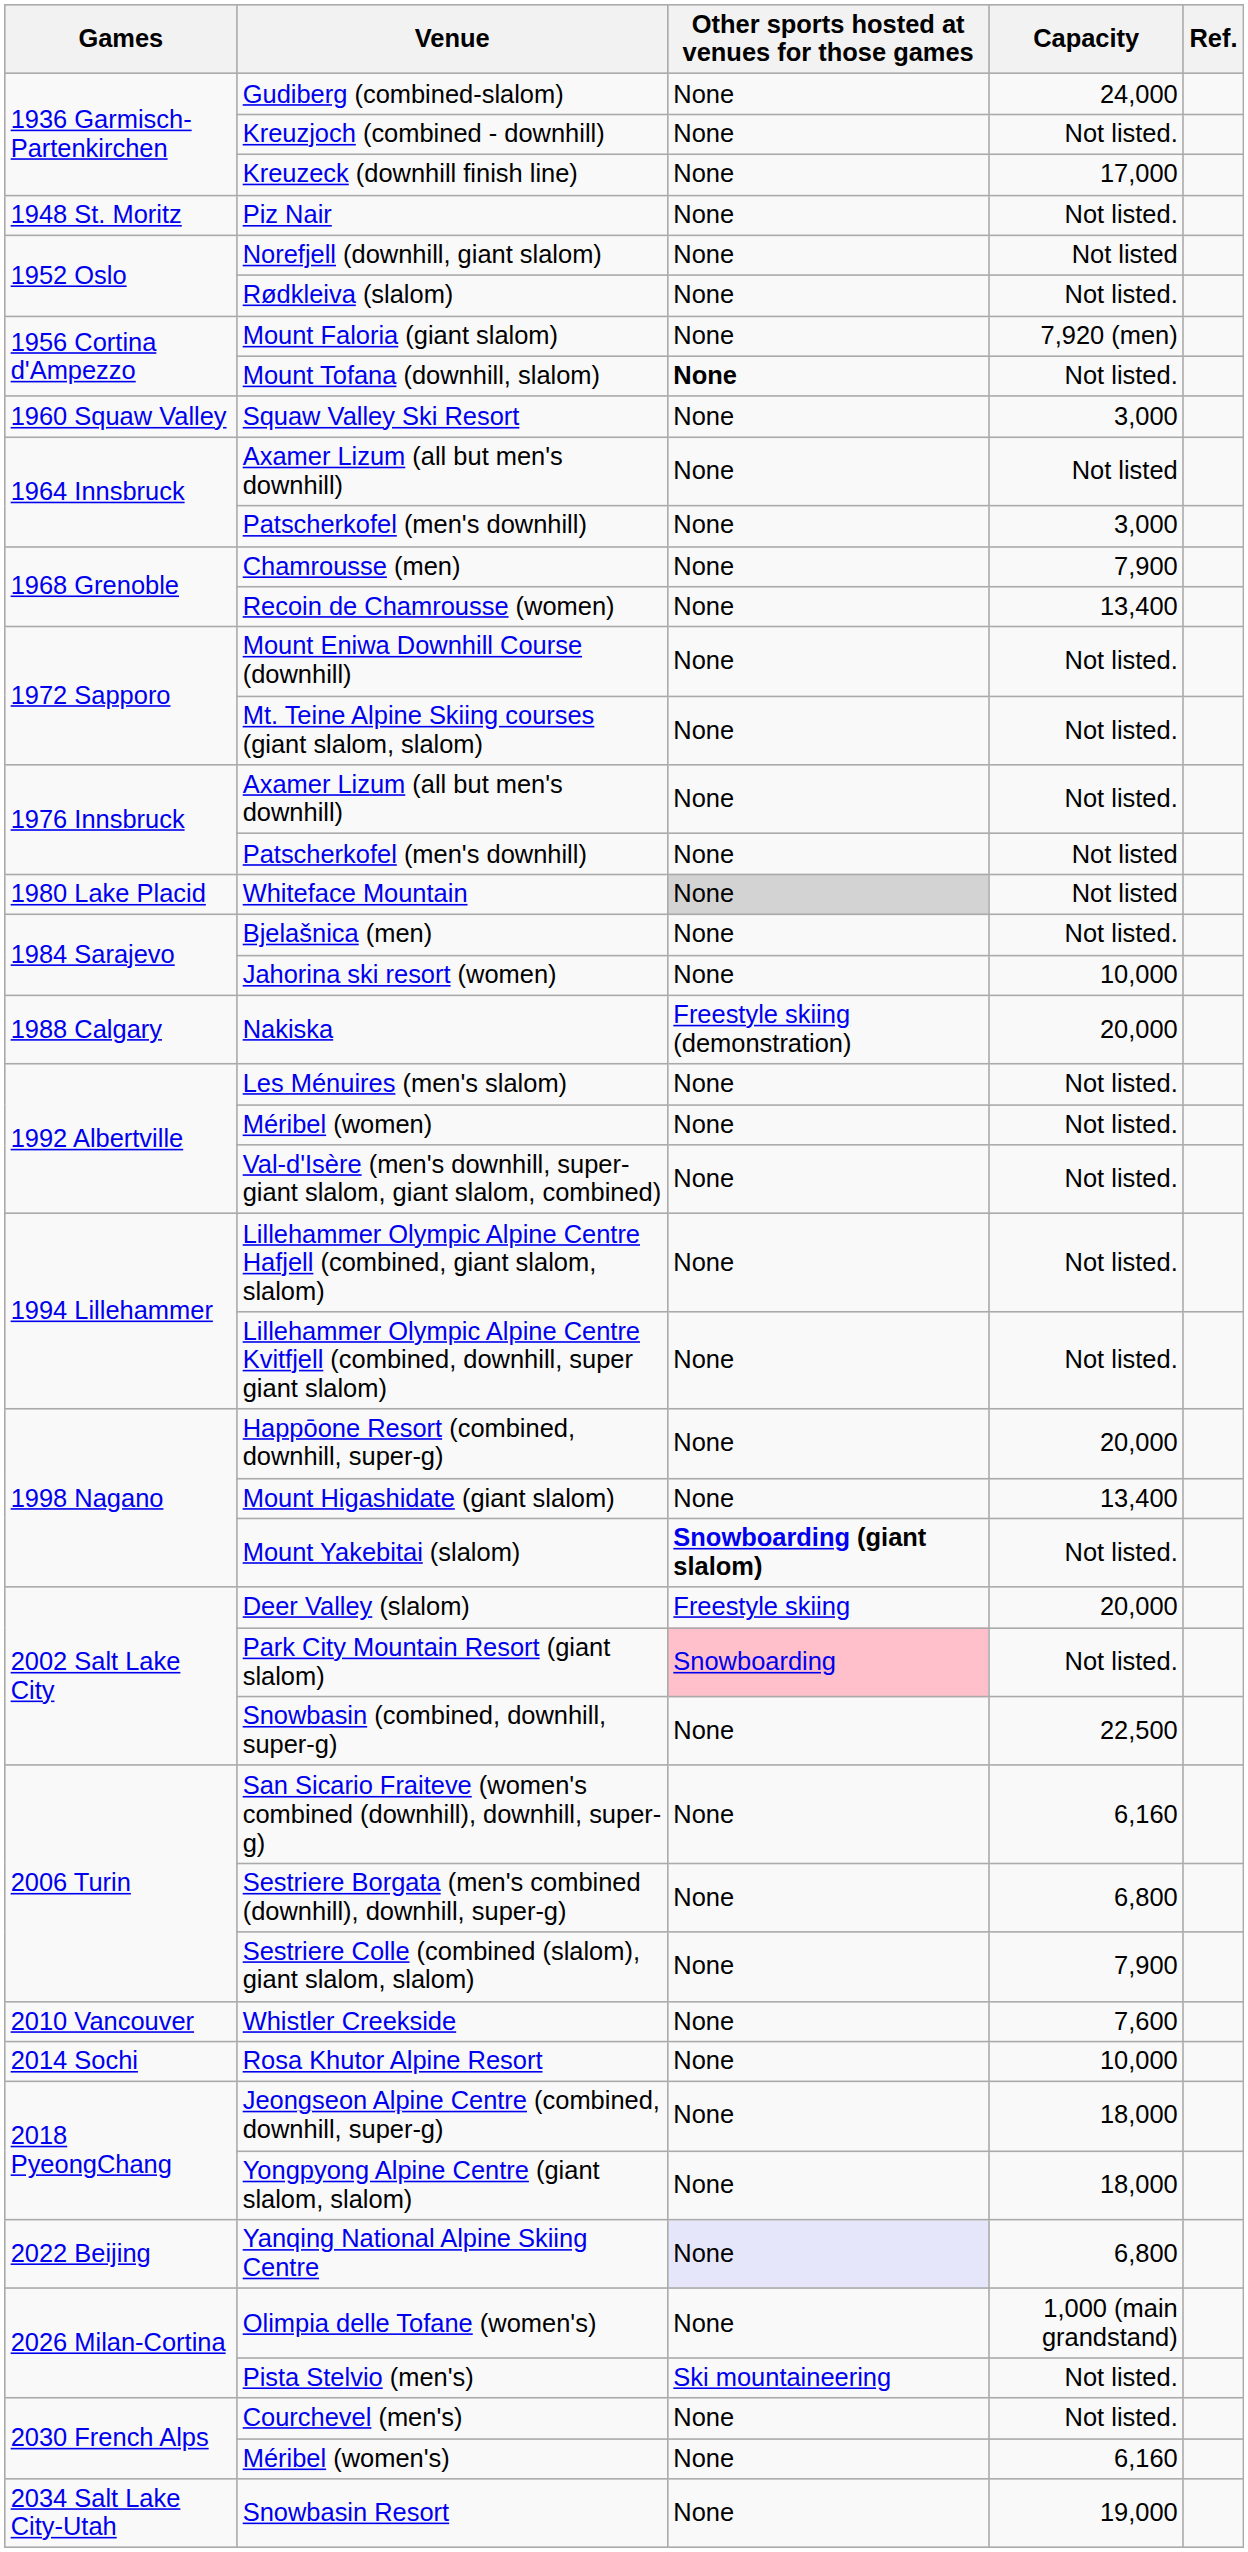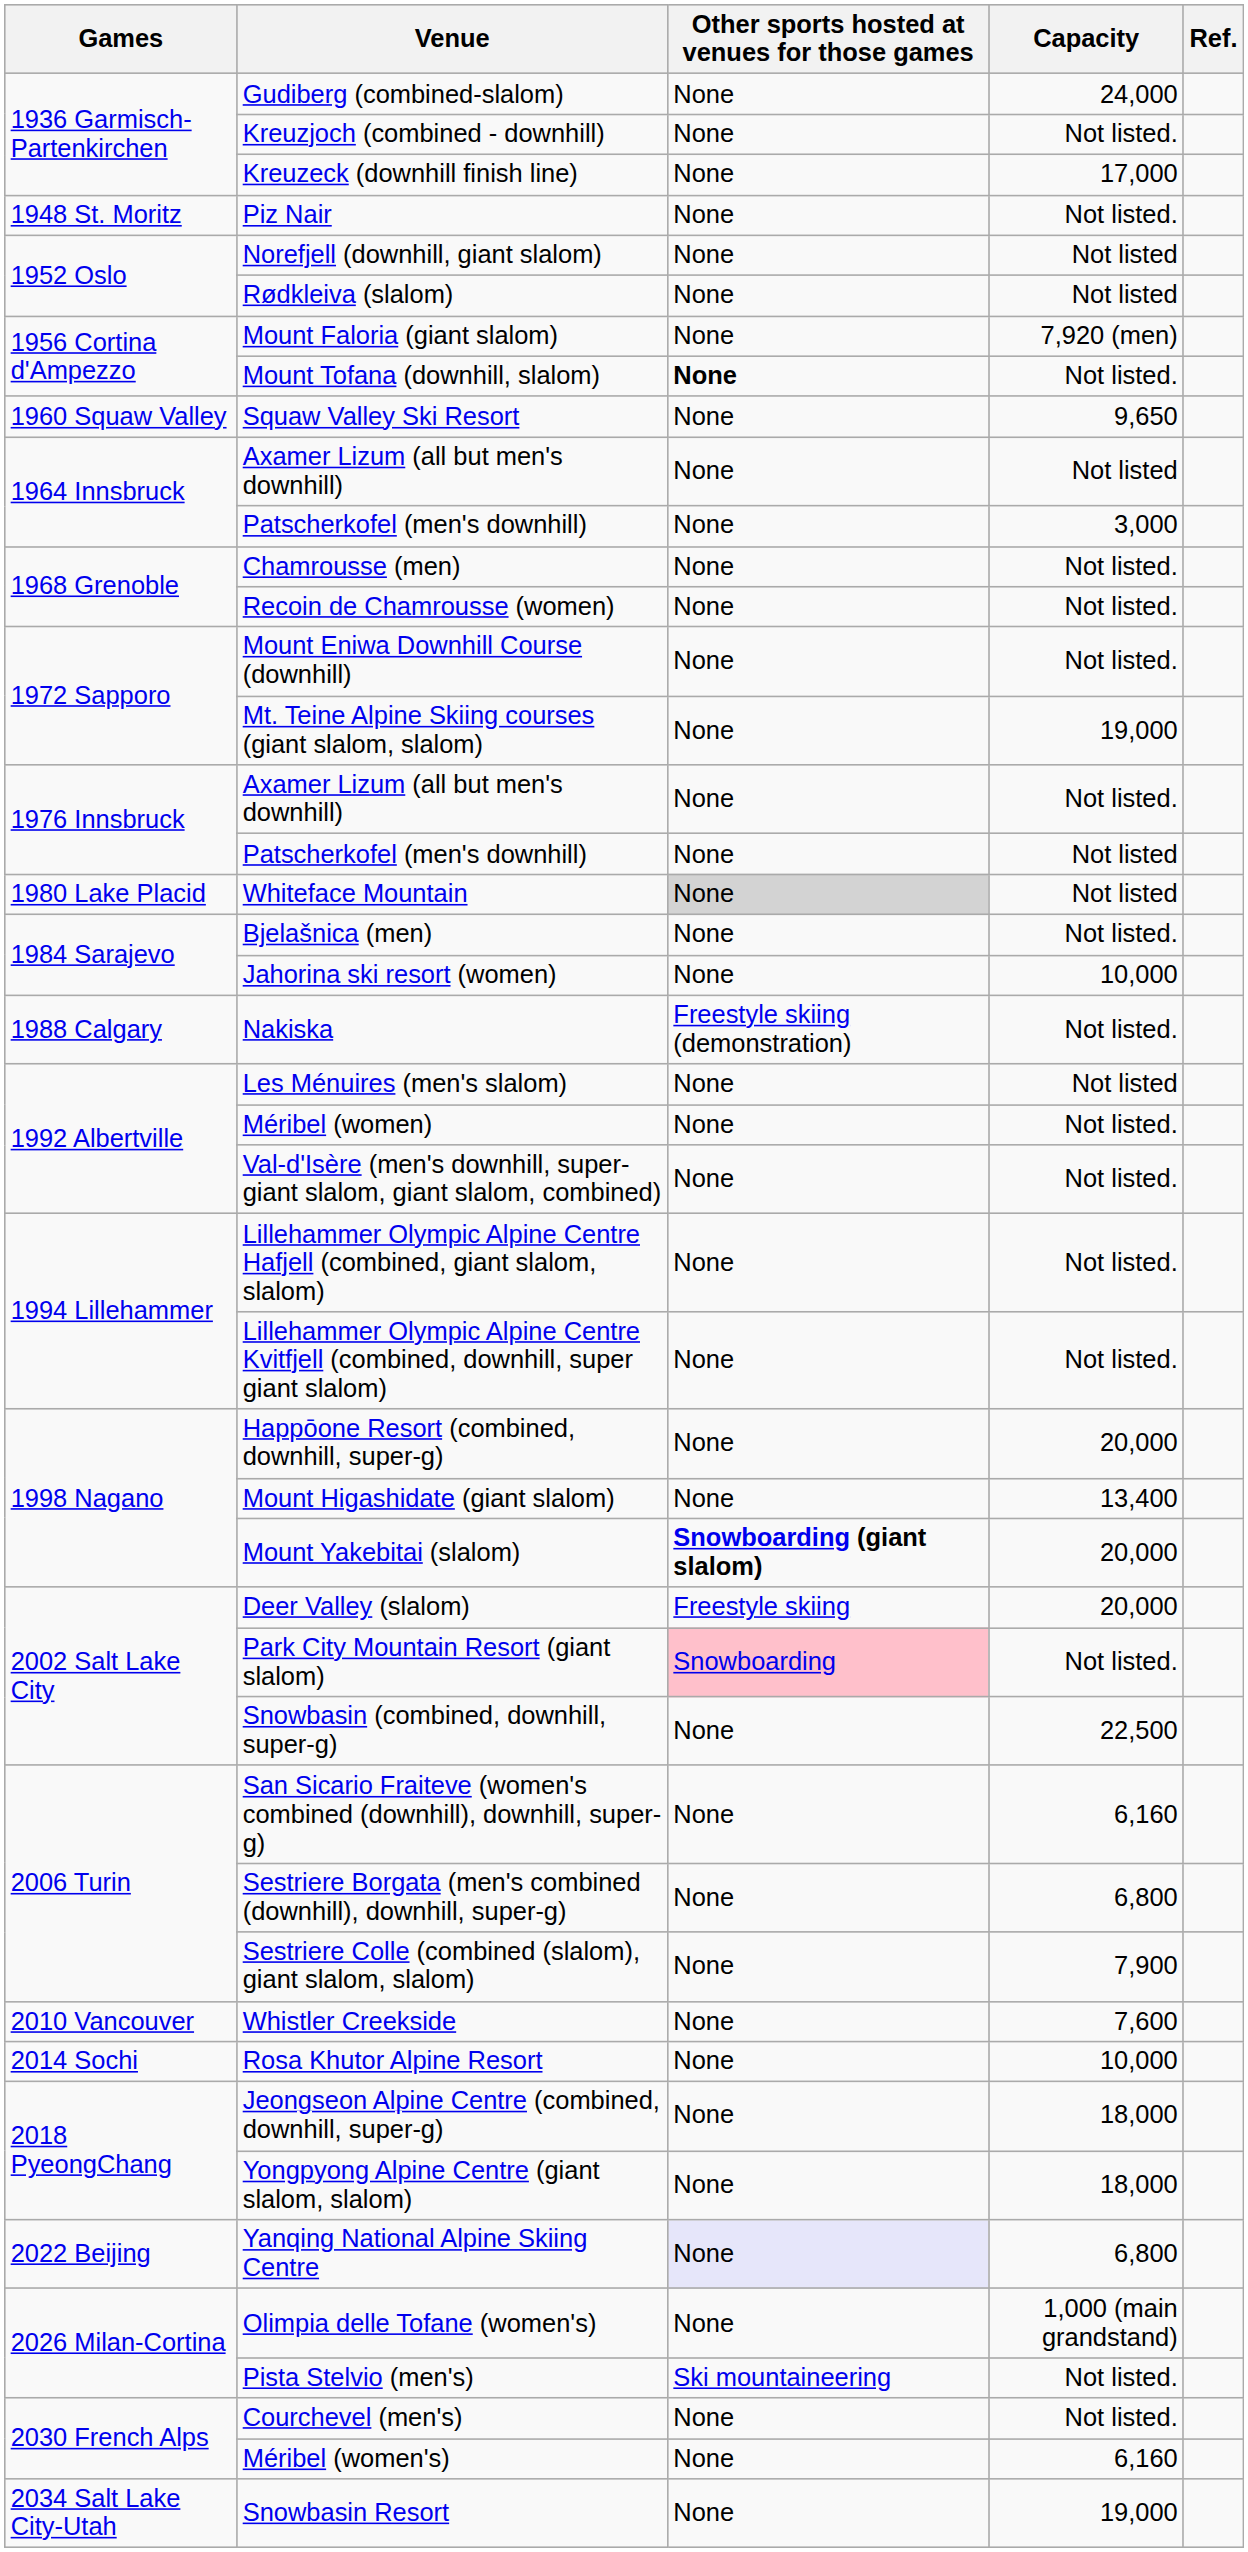(1121, 295) Not listed. -> (1125, 295) Not listed
(1146, 416) 3,000 -> (1146, 416) 9,650
(1146, 566) 7,900 -> (1121, 566) Not listed.
(1139, 606) 13,400 -> (1121, 606) Not listed.
(1121, 730) Not listed. -> (1139, 730) 19,000
(1139, 1029) 20,000 -> (1121, 1029) Not listed.
(1121, 1084) Not listed. -> (1125, 1084) Not listed
(1121, 1552) Not listed. -> (1139, 1552) 20,000
